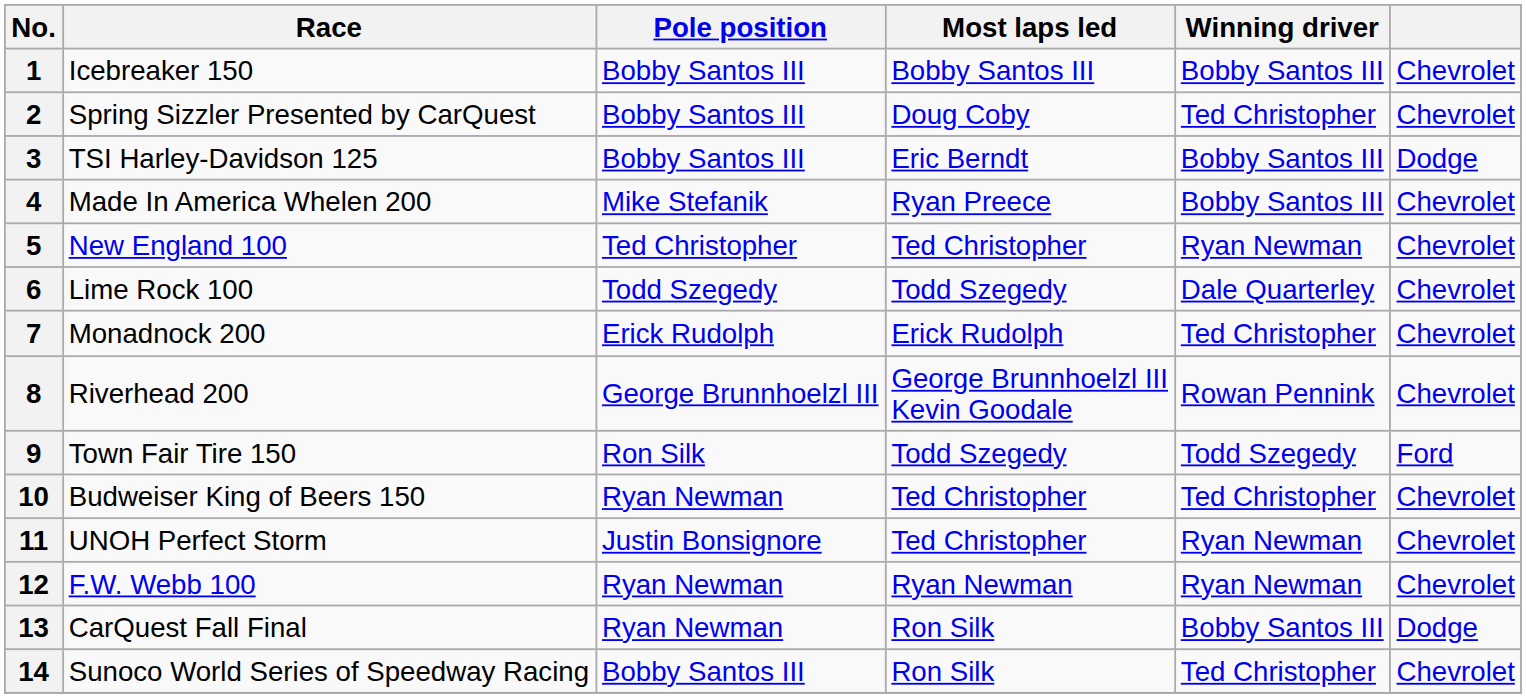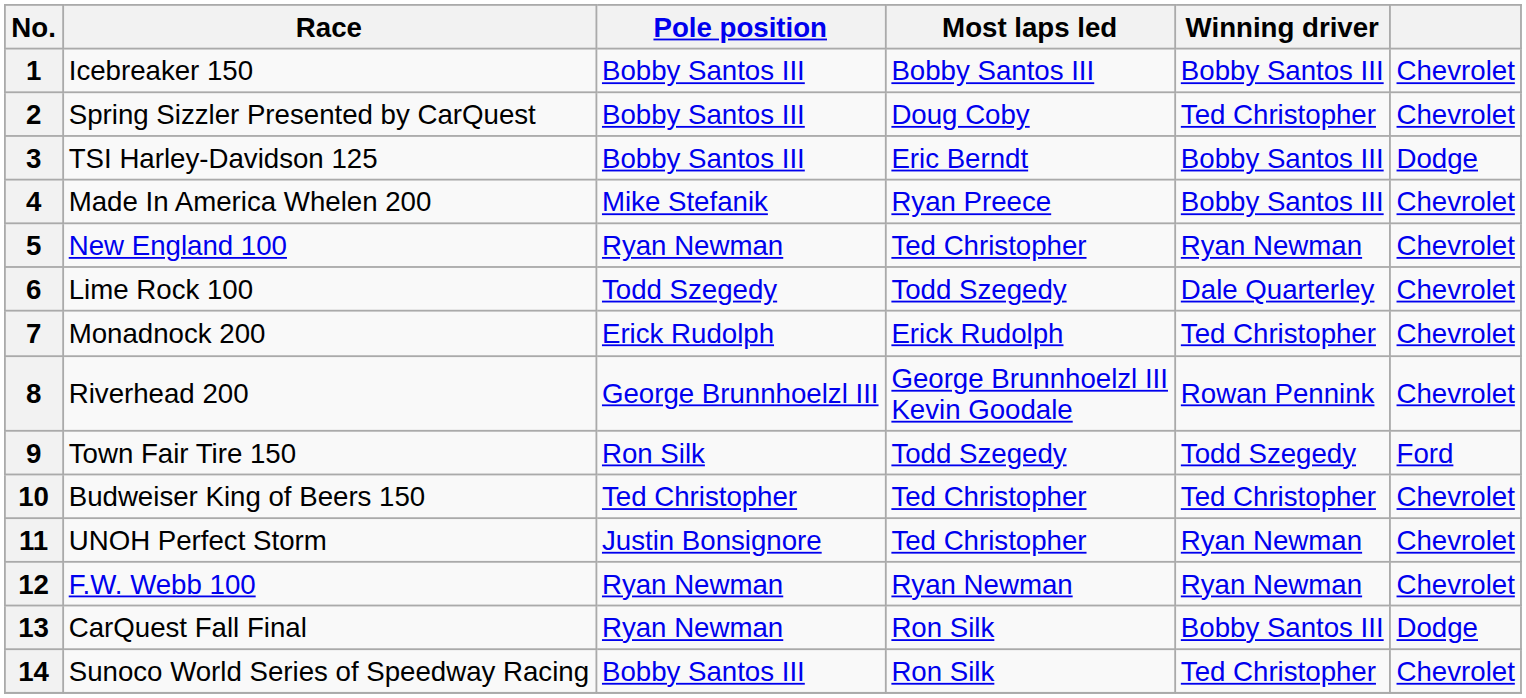(700, 246) Ted Christopher -> (693, 246) Ryan Newman
(693, 496) Ryan Newman -> (700, 496) Ted Christopher
